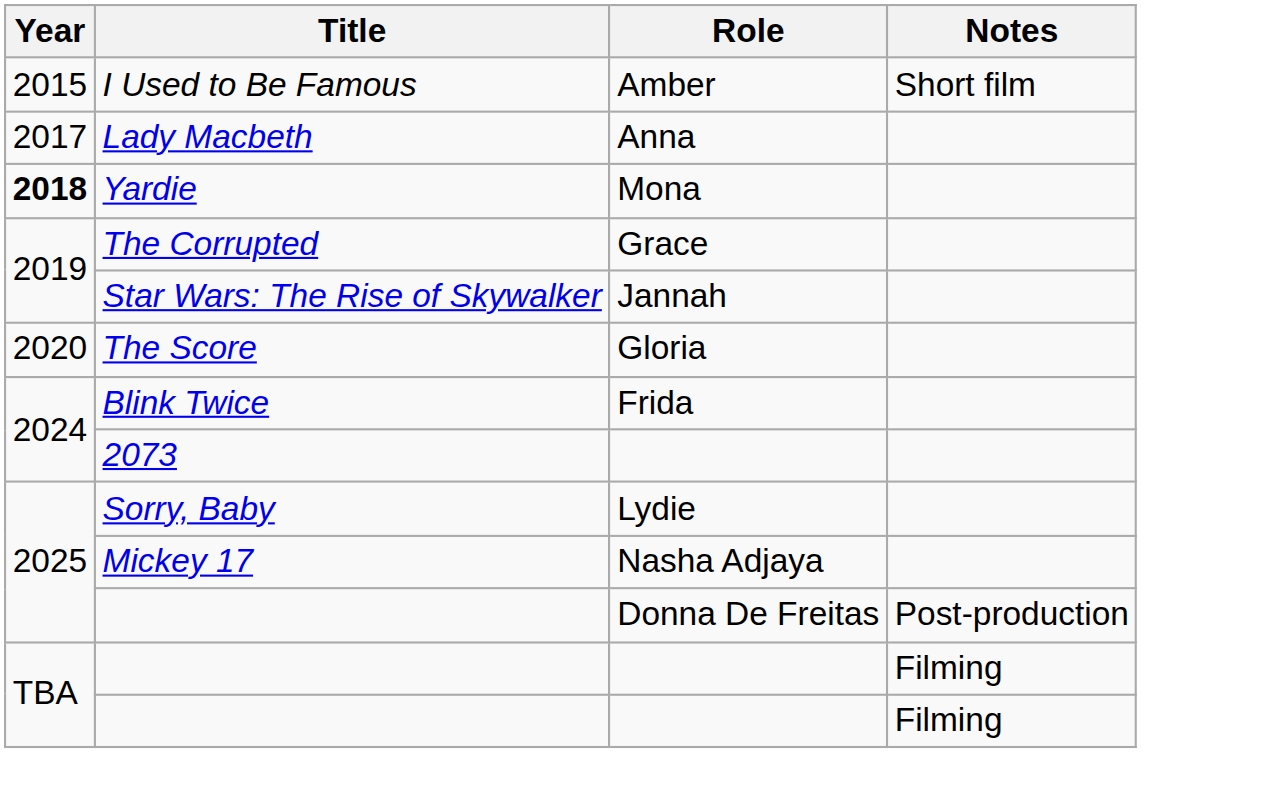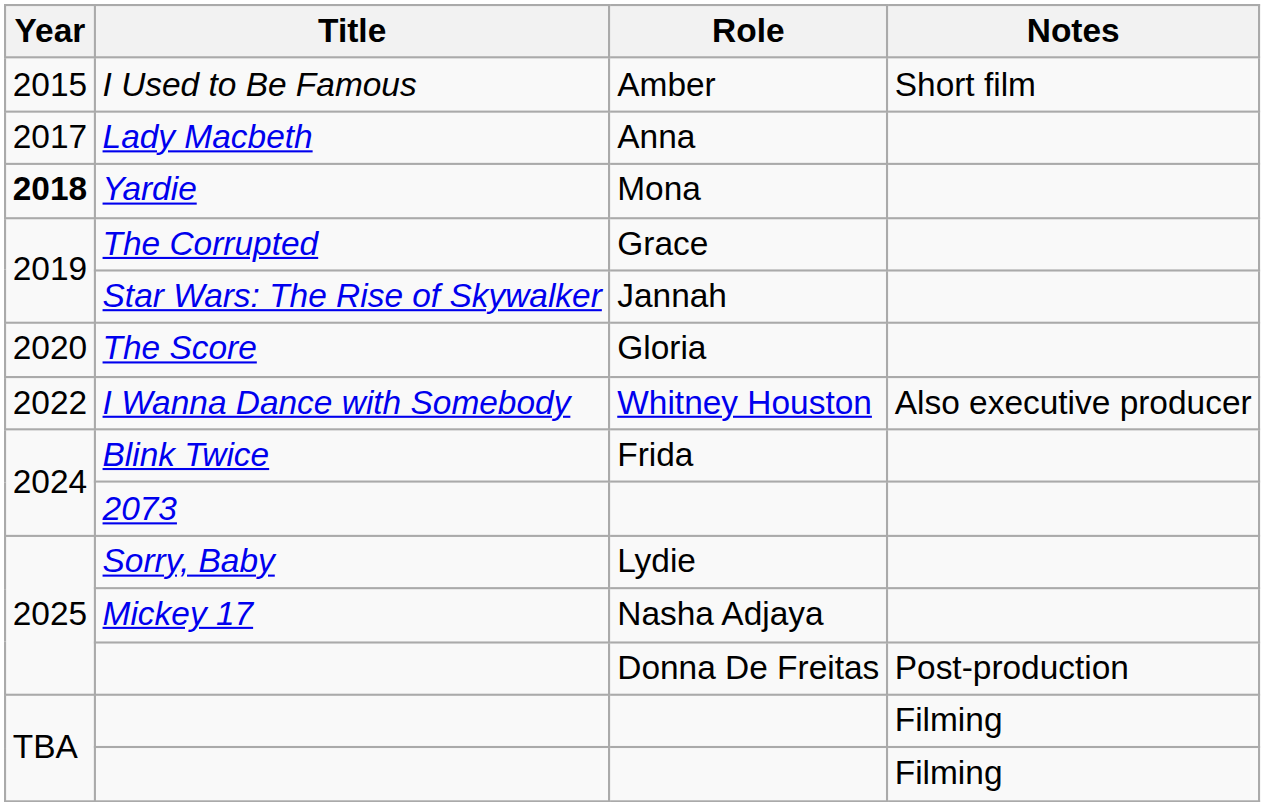+ row: (336, 402)
